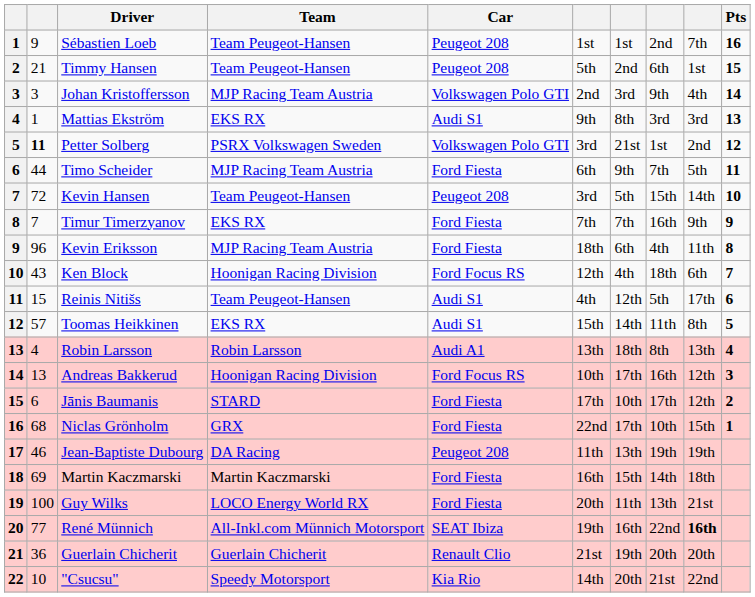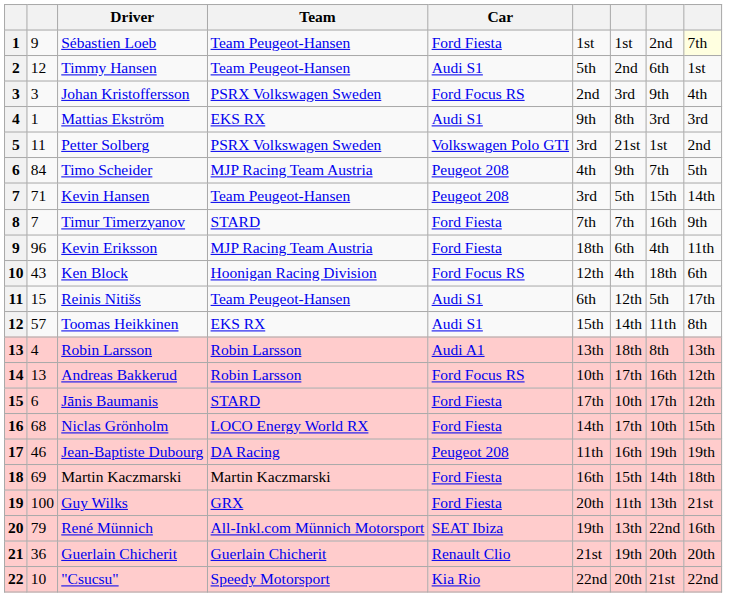- column: (736, 17)
(470, 43) Peugeot 208 -> (467, 43) Ford Fiesta
(697, 43) no background -> (697, 43) lightyellow background
(39, 68) 21 -> (39, 68) 12
(470, 68) Peugeot 208 -> (457, 68) Audi S1
(292, 94) MJP Racing Team Austria -> (296, 94) PSRX Volkswagen Sweden
(500, 94) Volkswagen Polo GTI -> (478, 94) Ford Focus RS
(38, 145) bold -> (38, 145) normal
(39, 170) 44 -> (39, 170) 84
(467, 170) Ford Fiesta -> (470, 170) Peugeot 208
(586, 170) 6th -> (586, 170) 4th
(39, 196) 72 -> (39, 196) 71
(238, 221) EKS RX -> (235, 221) STARD
(586, 298) 4th -> (586, 298) 6th
(294, 375) Hoonigan Racing Division -> (256, 375) Robin Larsson
(227, 426) GRX -> (289, 426) LOCO Energy World RX
(592, 426) 22nd -> (590, 426) 14th
(628, 452) 13th -> (628, 452) 16th
(289, 503) LOCO Energy World RX -> (227, 503) GRX
(39, 528) 77 -> (39, 528) 79
(628, 528) 16th -> (628, 528) 13th
(702, 528) bold -> (701, 528) normal
(590, 579) 14th -> (592, 579) 22nd
